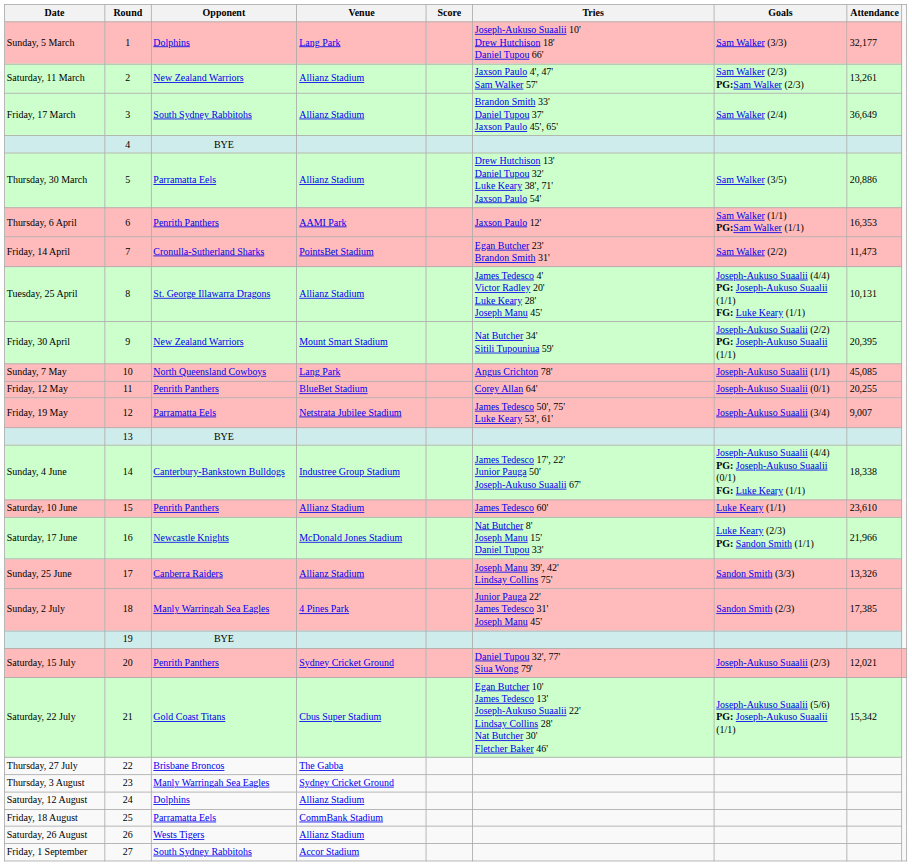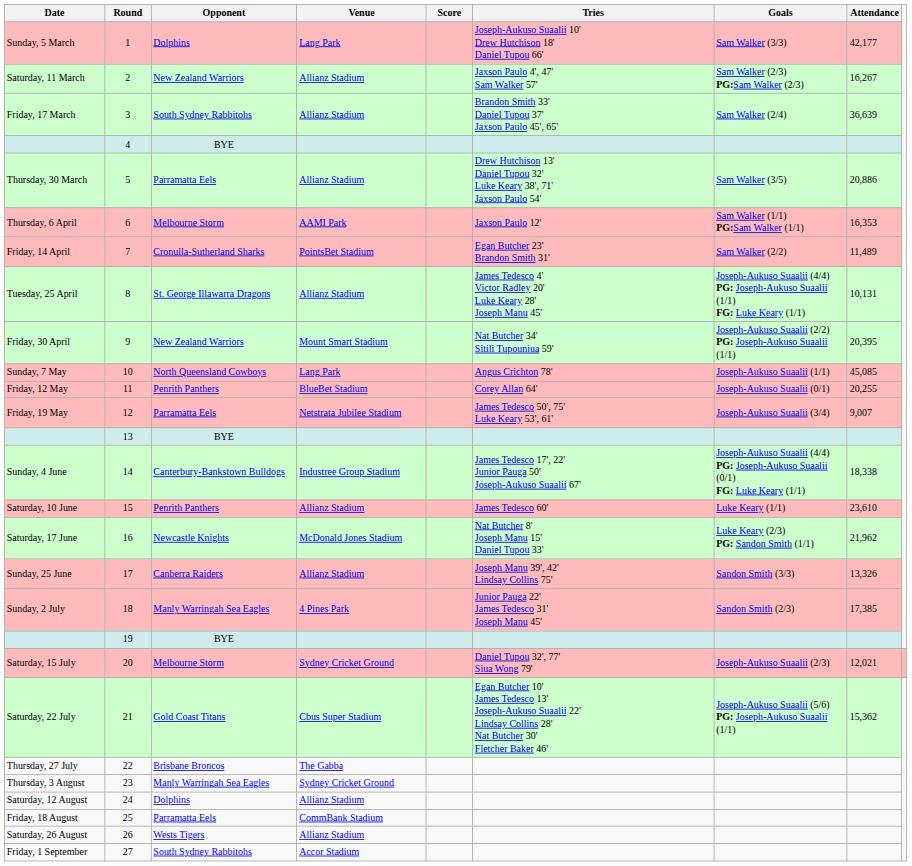(863, 42) 32,177 -> (863, 42) 42,177
(863, 78) 13,261 -> (863, 78) 16,267
(863, 114) 36,649 -> (863, 114) 36,639
(186, 222) Penrith Panthers -> (189, 222) Melbourne Storm
(863, 252) 11,473 -> (863, 252) 11,489
(863, 538) 21,966 -> (863, 538) 21,962
(186, 663) Penrith Panthers -> (189, 663) Melbourne Storm
(863, 717) 15,342 -> (863, 717) 15,362
